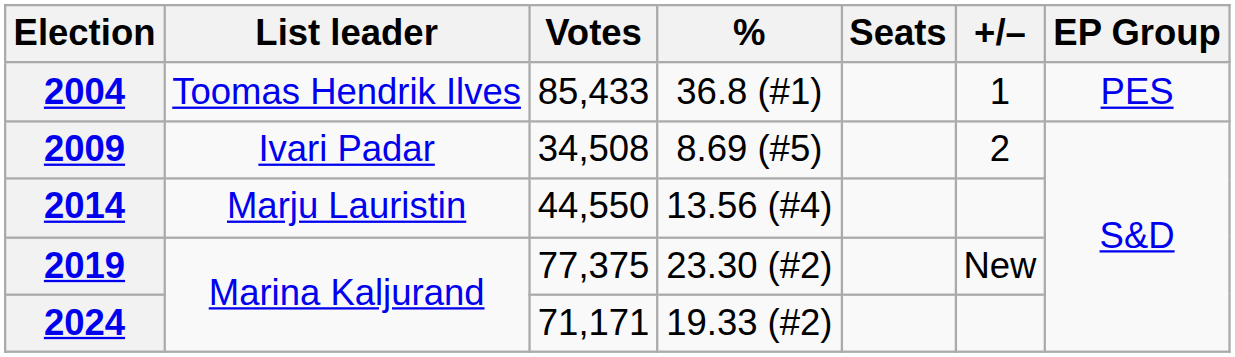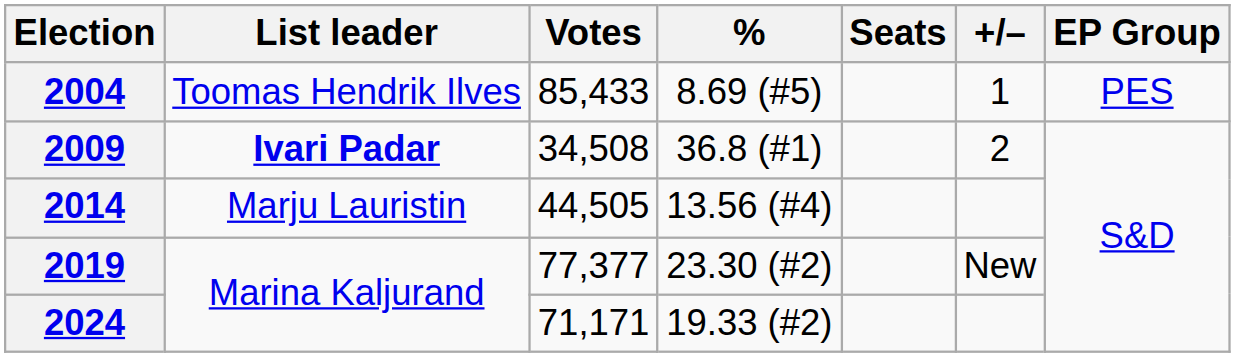(749, 91) 36.8 (#1) -> (749, 91) 8.69 (#5)
(347, 149) normal -> (347, 149) bold
(749, 149) 8.69 (#5) -> (749, 149) 36.8 (#1)
(594, 206) 44,550 -> (594, 206) 44,505
(594, 264) 77,375 -> (594, 264) 77,377
